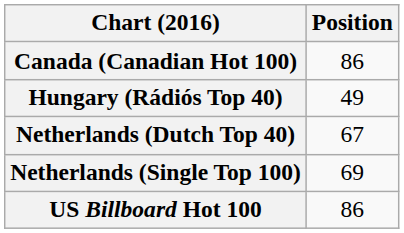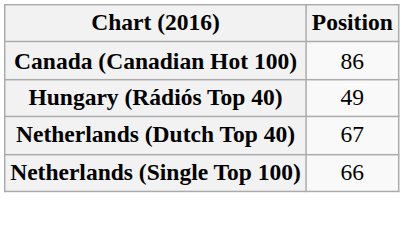(352, 172) 69 -> (352, 172) 66
- row: (156, 209)
